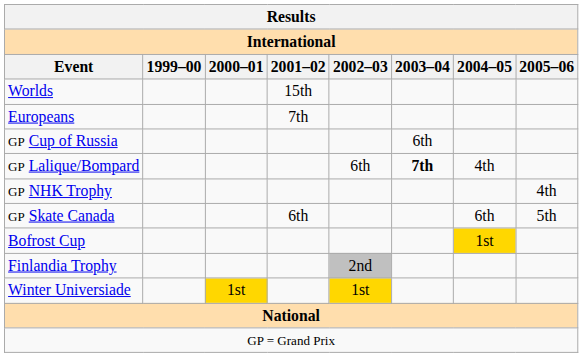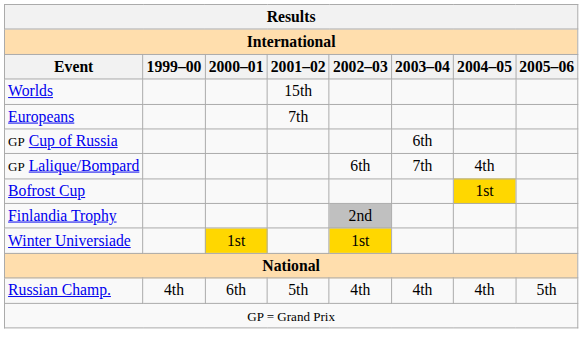(422, 166) bold -> (422, 166) normal
- row: (60, 191)
- row: (61, 215)
+ row: (60, 290)
